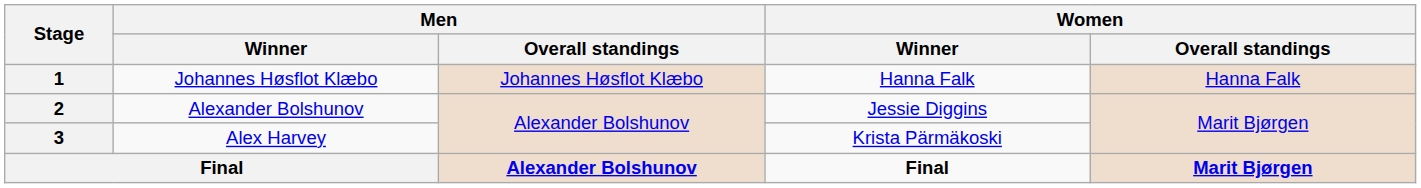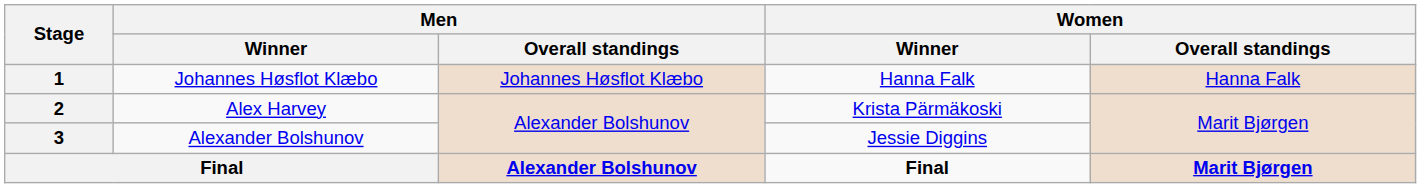(276, 109) Alexander Bolshunov -> (276, 109) Alex Harvey
(927, 109) Jessie Diggins -> (927, 109) Krista Pärmäkoski
(276, 138) Alex Harvey -> (276, 138) Alexander Bolshunov
(927, 138) Krista Pärmäkoski -> (927, 138) Jessie Diggins
